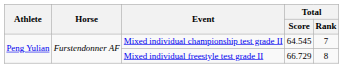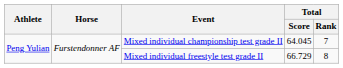(299, 41) 64.545 -> (299, 41) 64.045
